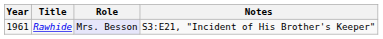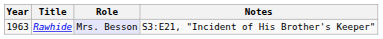(18, 27) 1961 -> (18, 27) 1963
